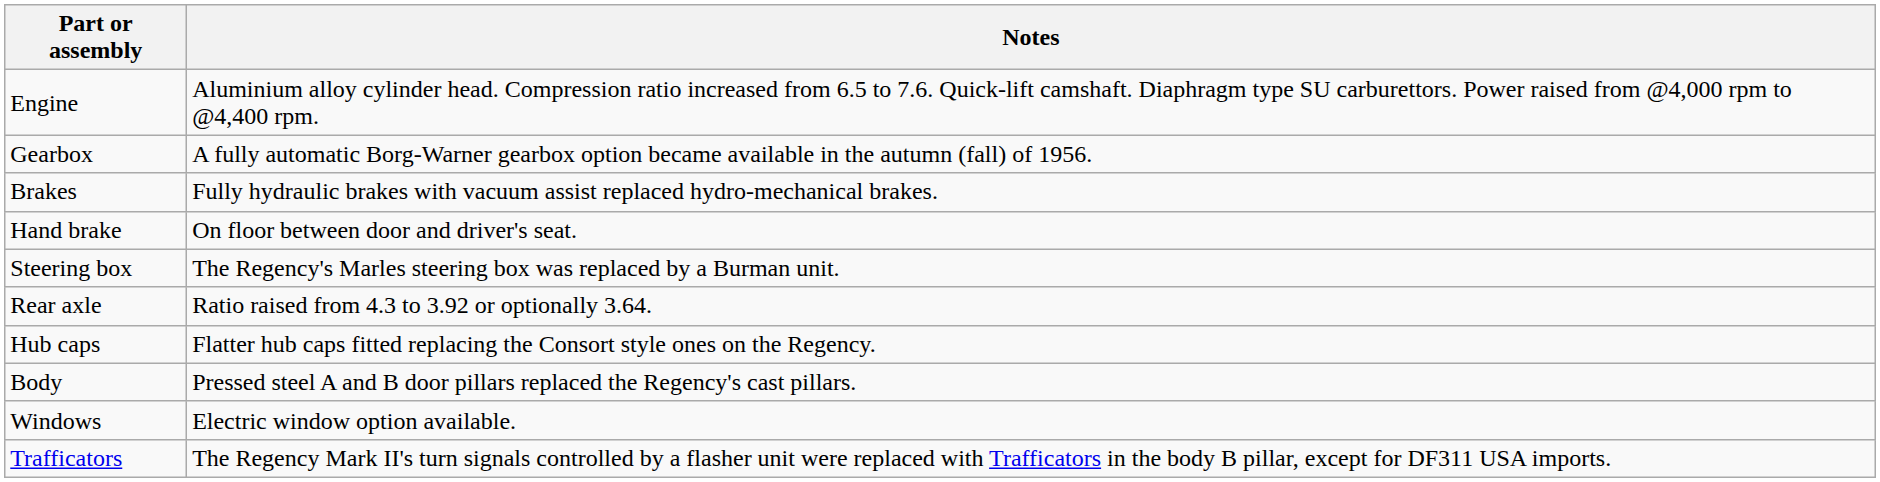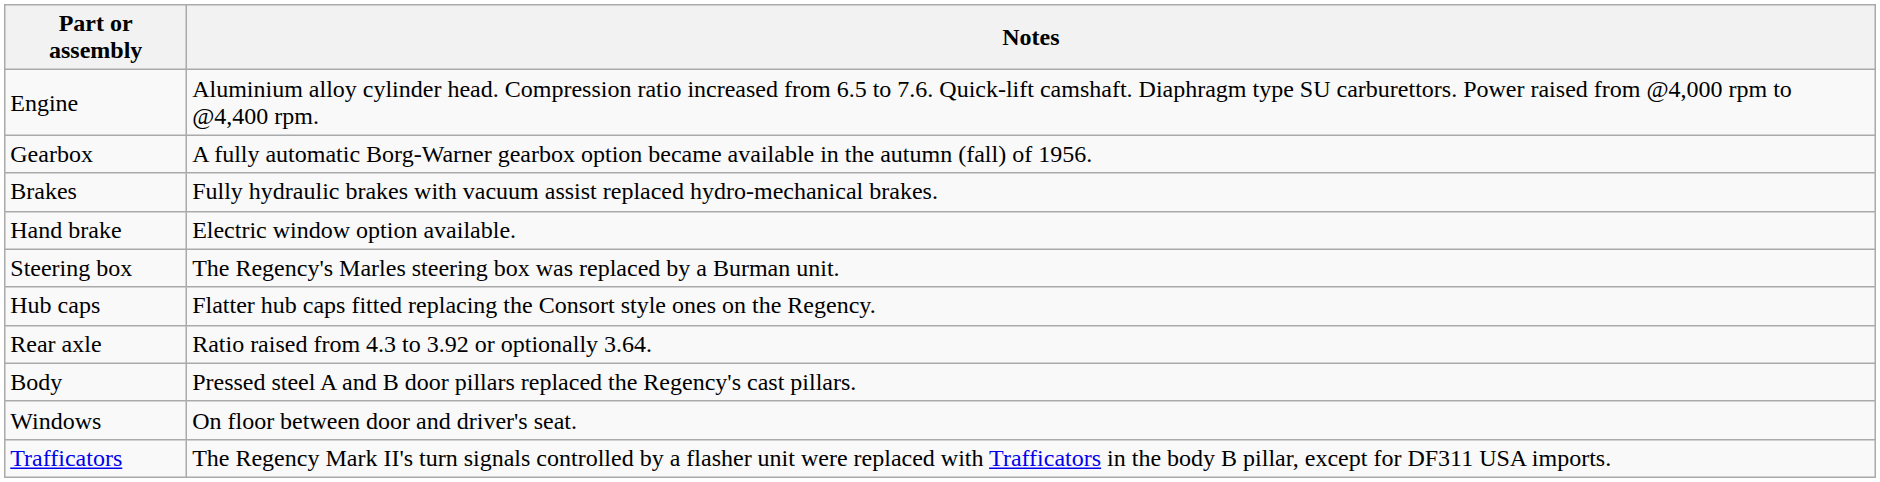(385, 229) On floor between door and driver's seat. -> (354, 229) Electric window option available.
rows swapped: (56, 305) <-> (55, 343)
(354, 420) Electric window option available. -> (385, 420) On floor between door and driver's seat.
